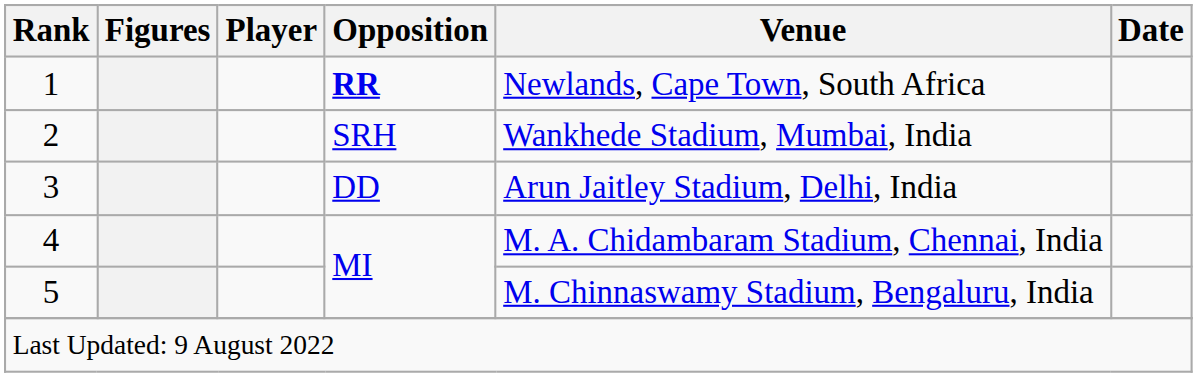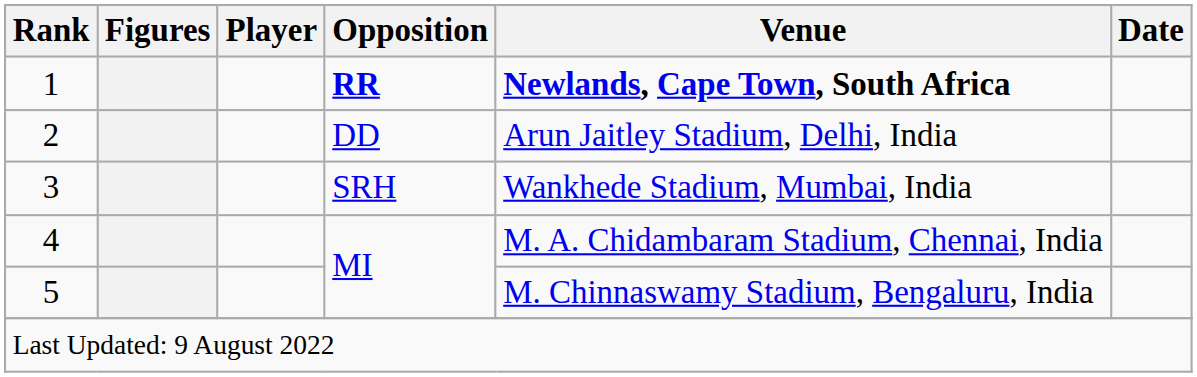(744, 82) normal -> (757, 82) bold
(364, 135) SRH -> (356, 135) DD
(738, 135) Wankhede Stadium, Mumbai, India -> (730, 135) Arun Jaitley Stadium, Delhi, India
(356, 187) DD -> (364, 187) SRH
(730, 187) Arun Jaitley Stadium, Delhi, India -> (738, 187) Wankhede Stadium, Mumbai, India
